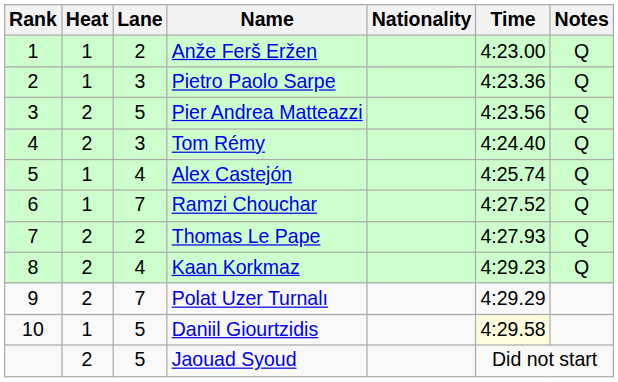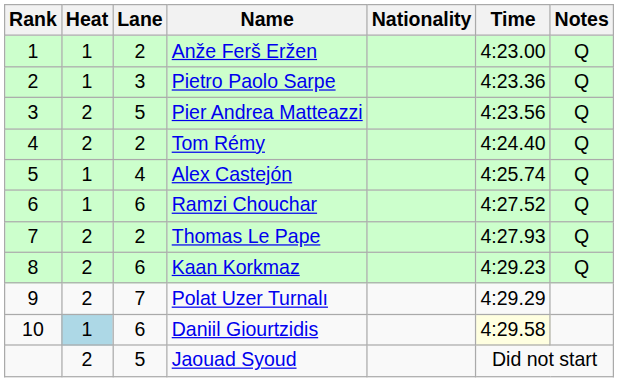(140, 143) 3 -> (140, 143) 2
(140, 205) 7 -> (140, 205) 6
(140, 267) 4 -> (140, 267) 6
(87, 329) no background -> (87, 329) lightblue background
(140, 329) 5 -> (140, 329) 6
